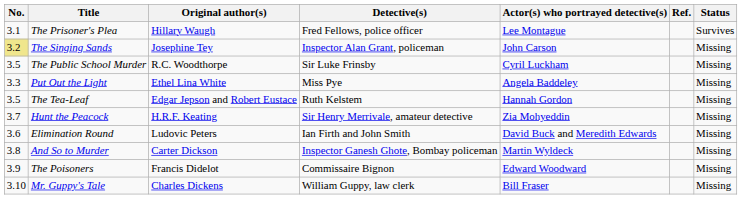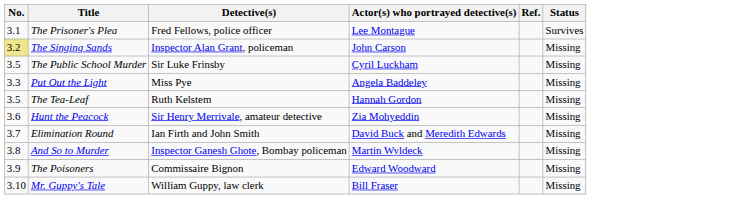- column: (224, 13)
(14, 116) 3.7 -> (14, 116) 3.6
(14, 133) 3.6 -> (14, 133) 3.7
